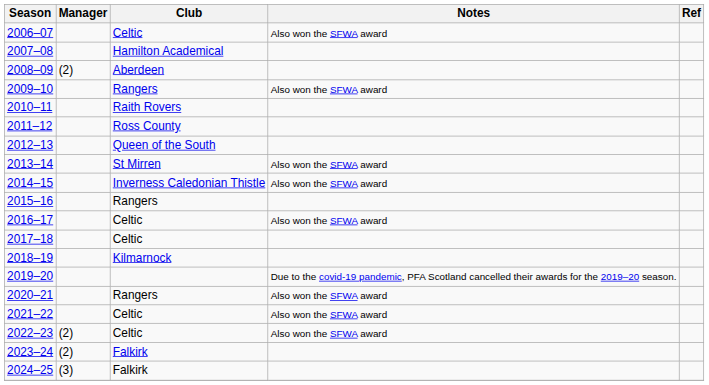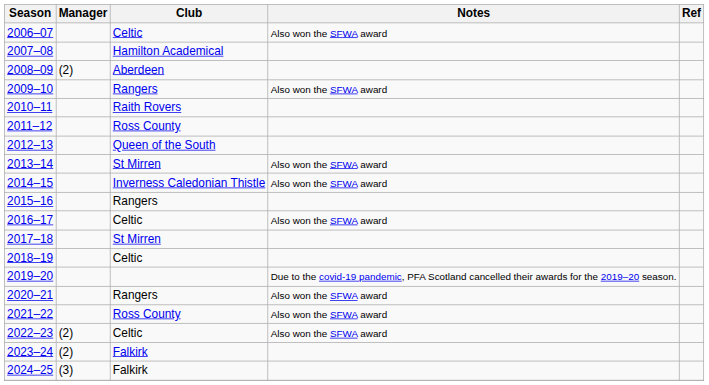(128, 239) Celtic -> (137, 239) St Mirren
(142, 257) Kilmarnock -> (128, 257) Celtic
(128, 314) Celtic -> (147, 314) Ross County
